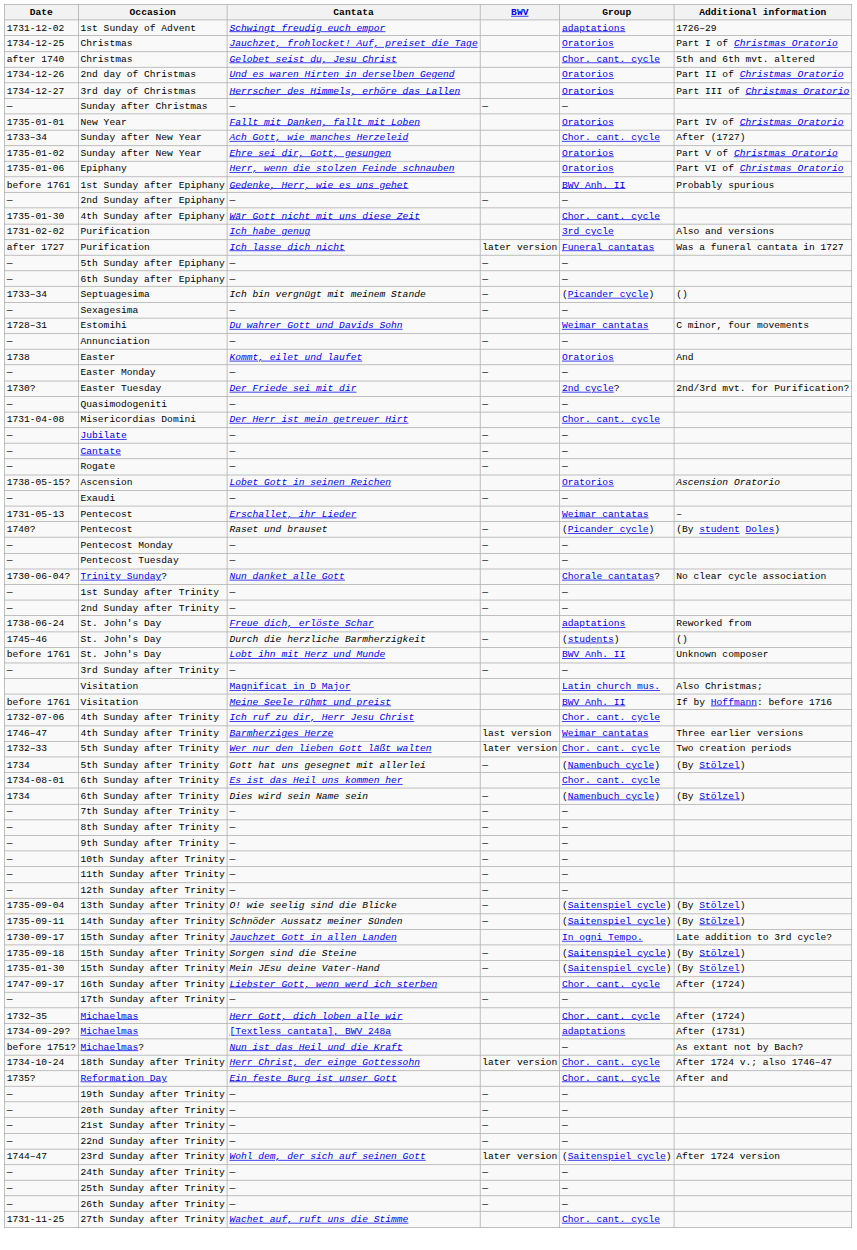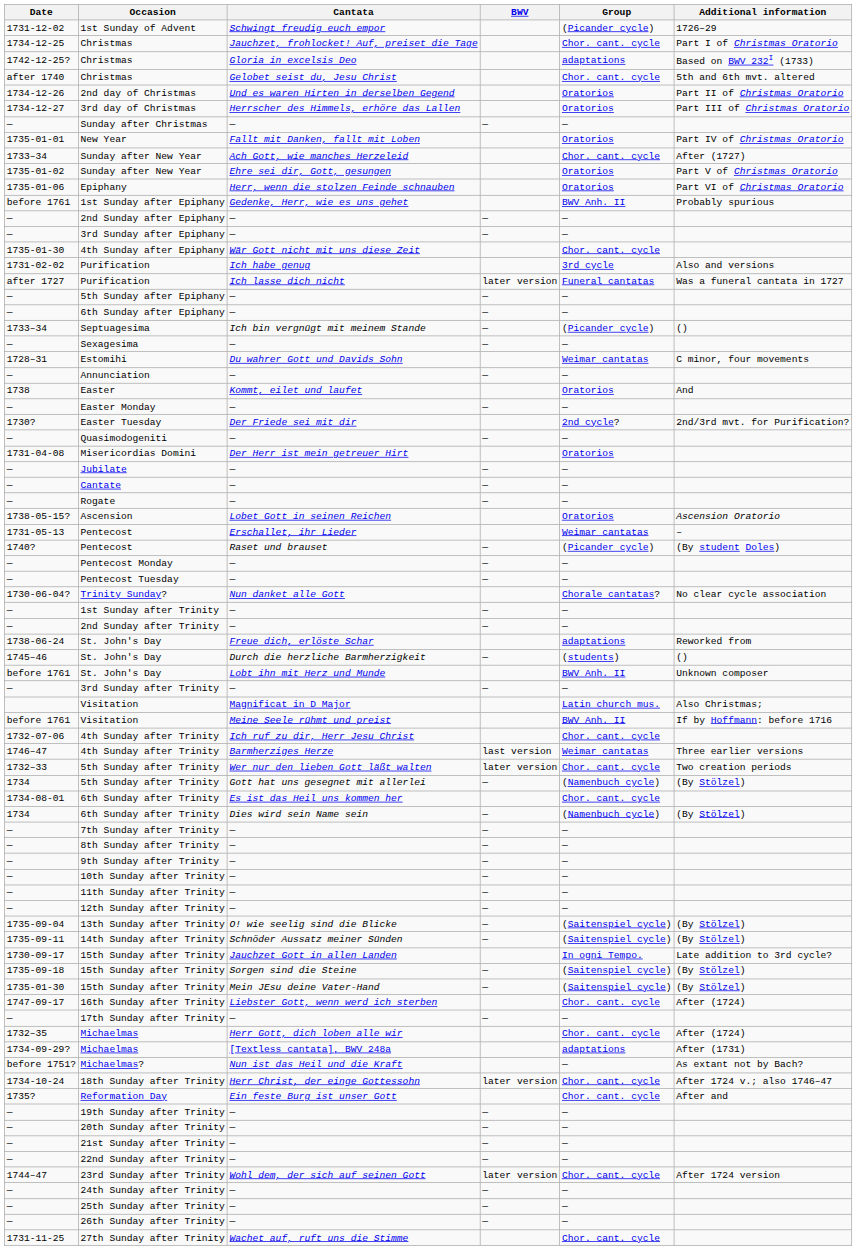(594, 28) adaptations -> (608, 28) (Picander cycle)
(588, 44) Oratorios -> (611, 44) Chor. cant. cycle
+ row: (107, 60)
+ row: (153, 234)
(611, 420) Chor. cant. cycle -> (588, 454) Oratorios
- row: (98, 498)
(617, 1157) (Saitenspiel cycle) -> (611, 1175) Chor. cant. cycle
